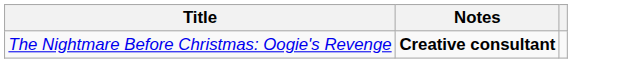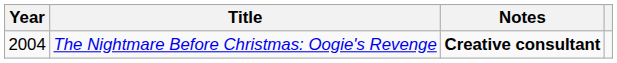+ column: (27, 17)
